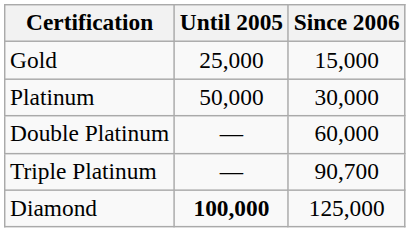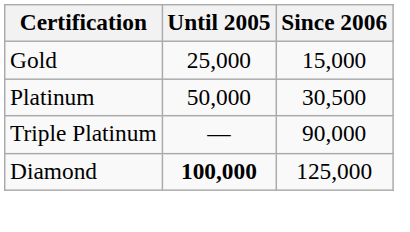(347, 97) 30,000 -> (334, 97) 30,500
- row: (90, 134)
(347, 171) 90,700 -> (334, 134) 90,000
